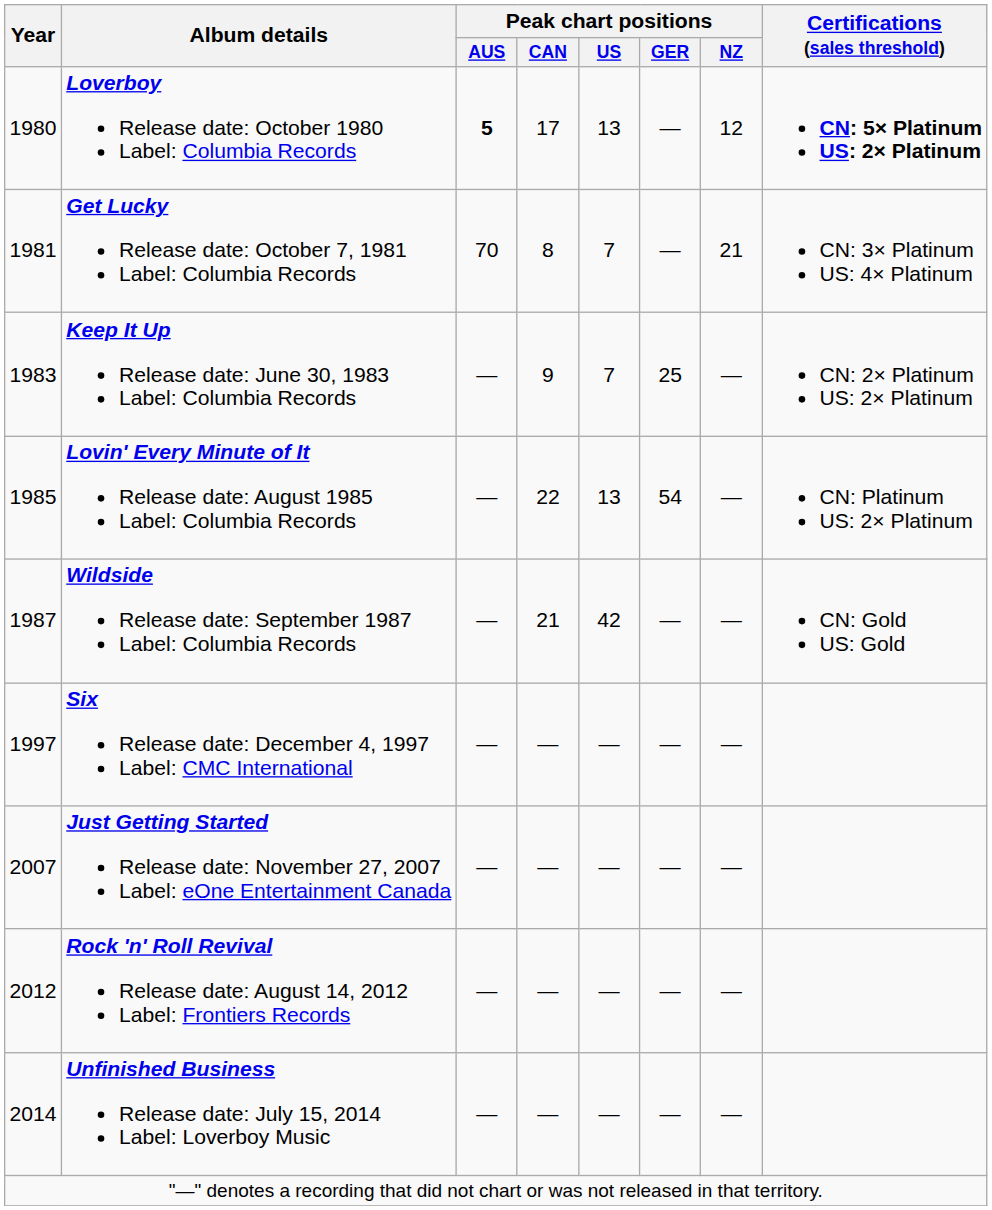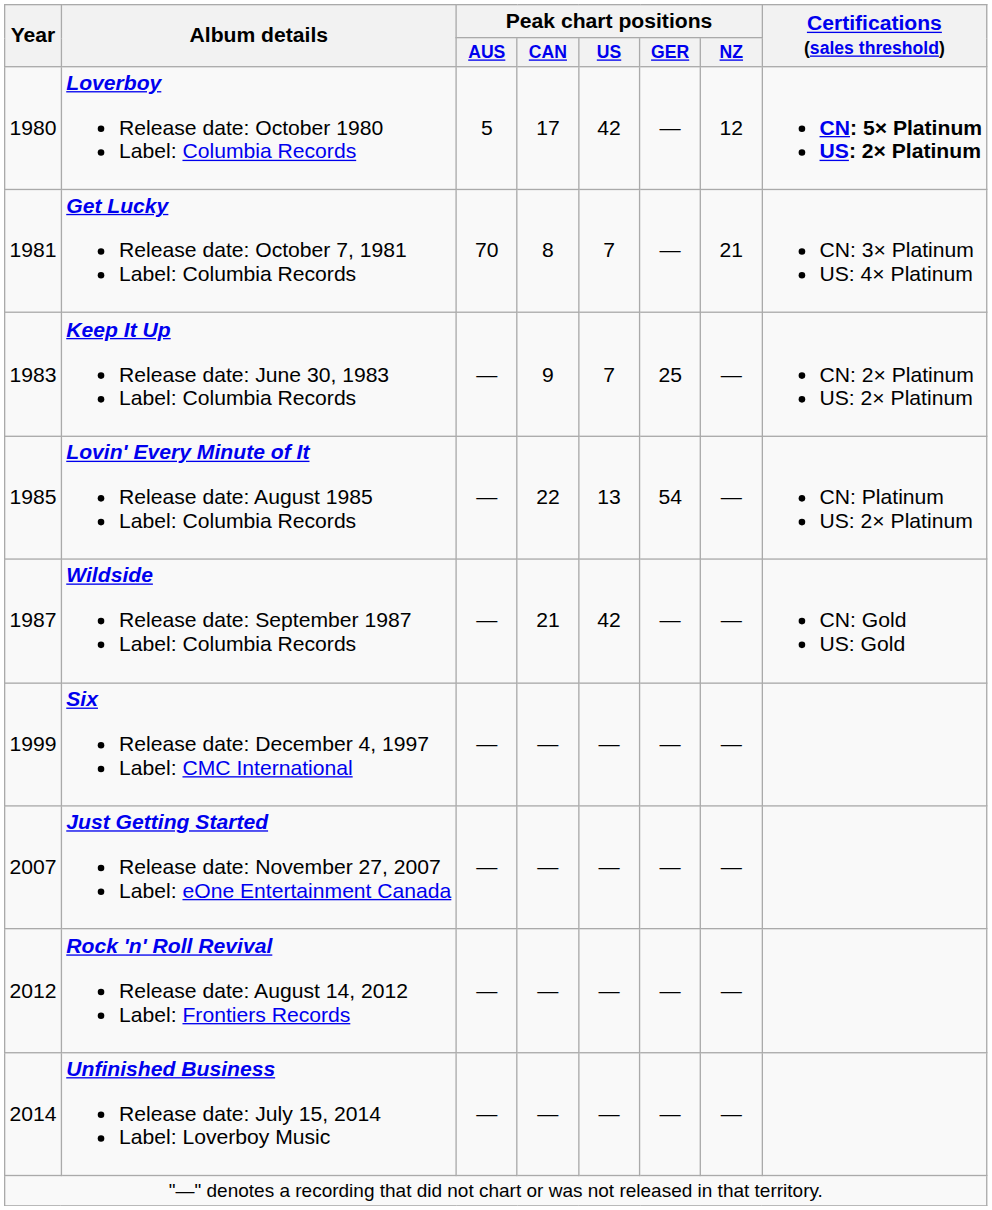(487, 127) bold -> (487, 127) normal
(609, 127) 13 -> (609, 127) 42
(33, 744) 1997 -> (33, 744) 1999
